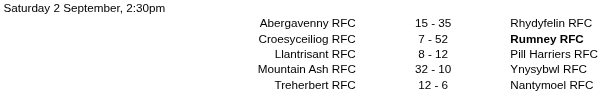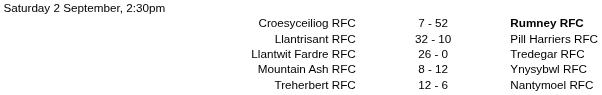- row: (308, 23)
(433, 54) 8 - 12 -> (433, 39) 32 - 10
+ row: (304, 54)
(433, 69) 32 - 10 -> (433, 69) 8 - 12
